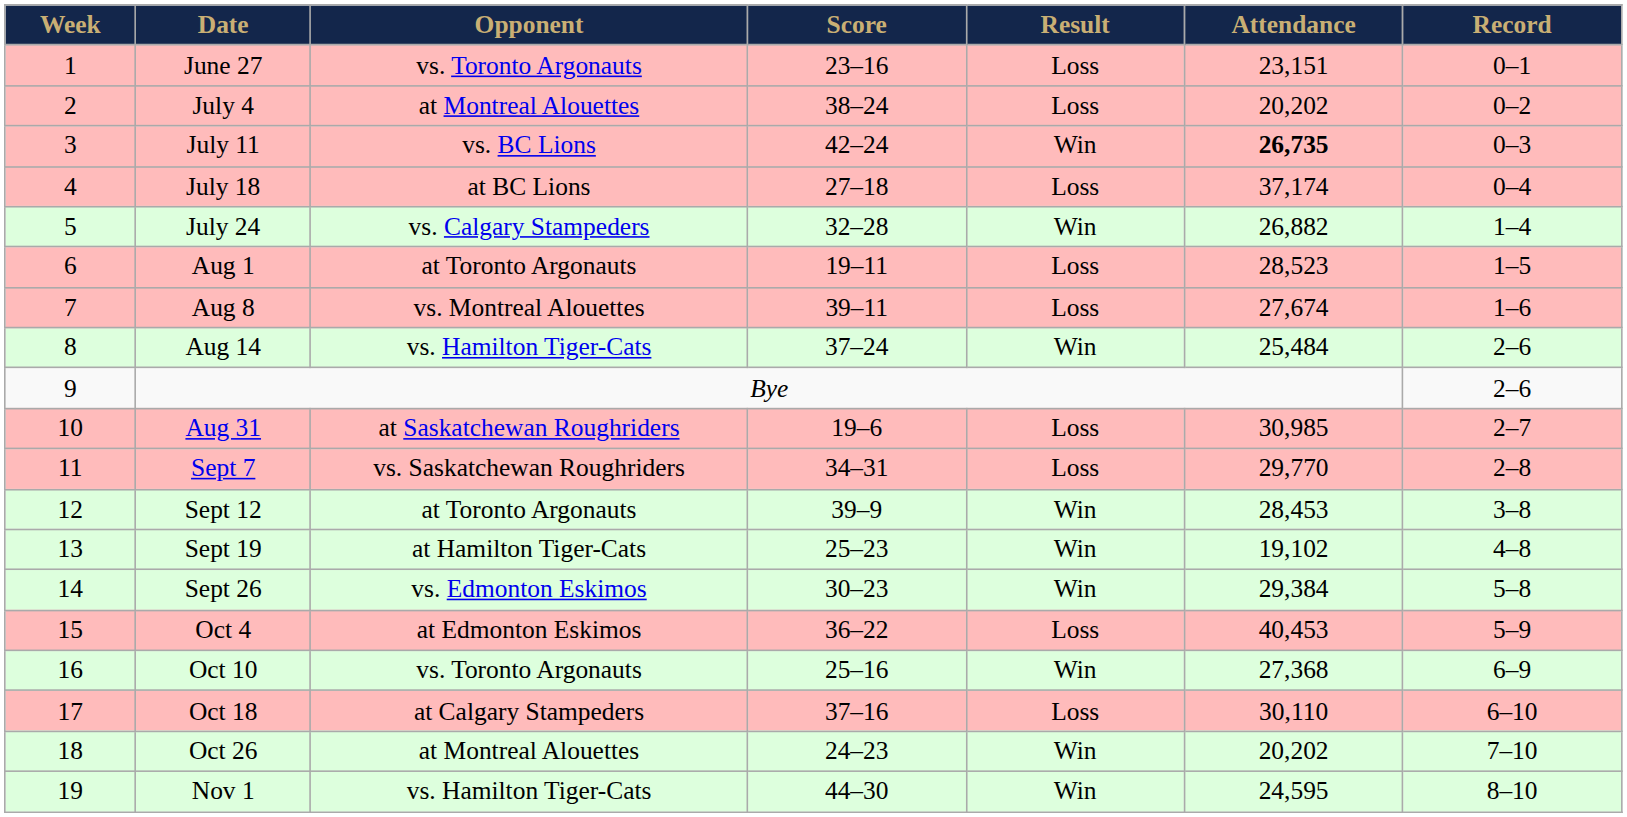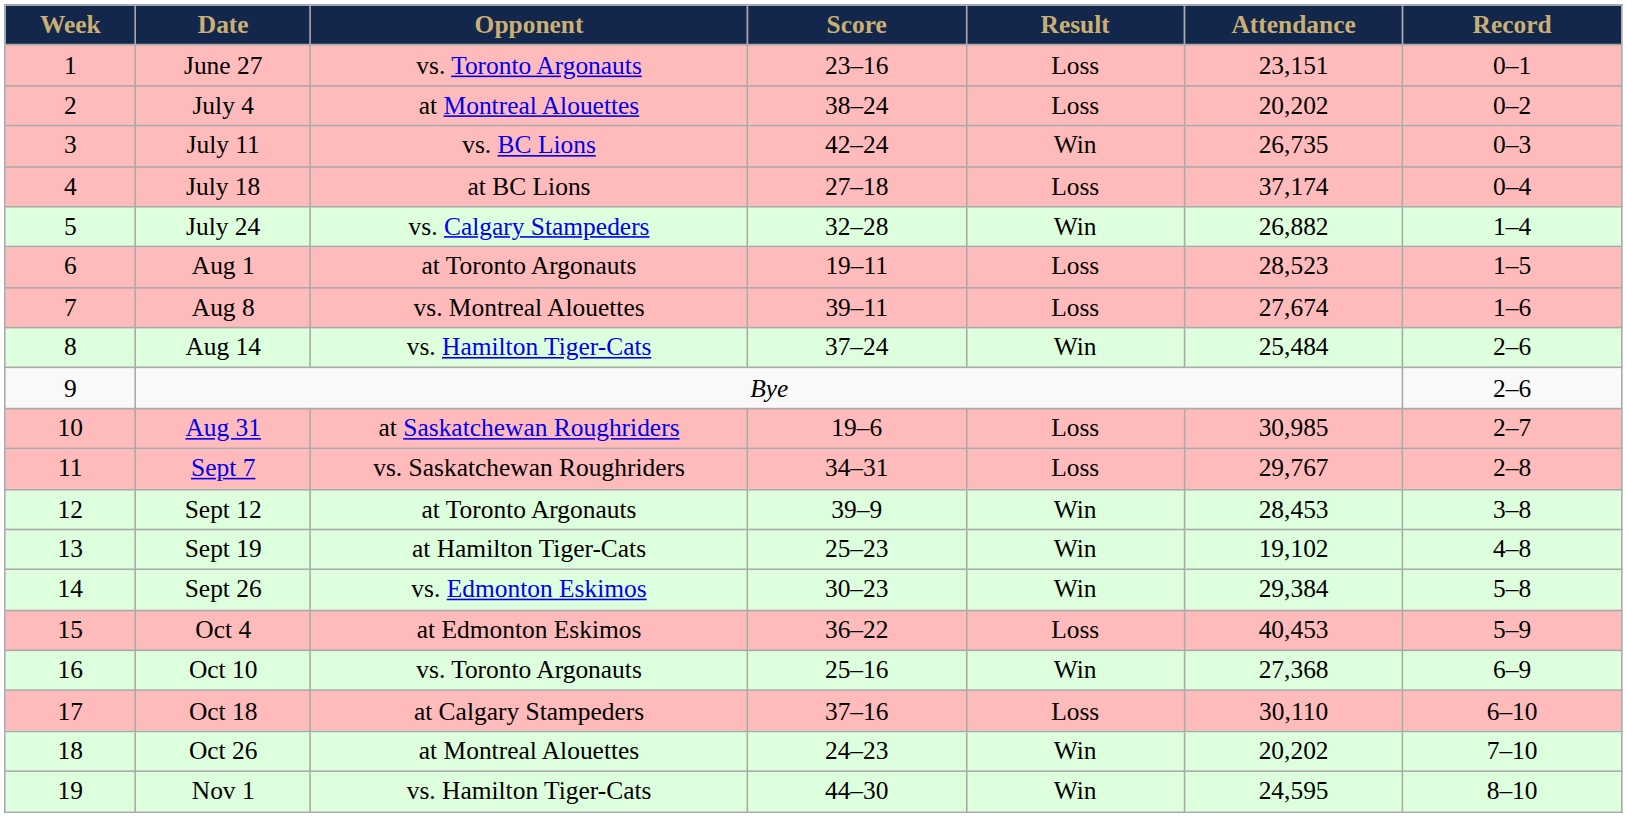(1294, 145) bold -> (1294, 145) normal
(1294, 468) 29,770 -> (1294, 468) 29,767
